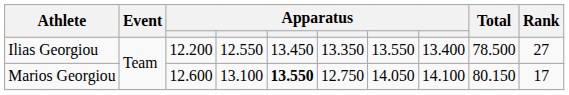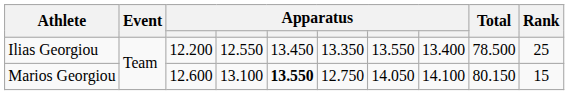(541, 50) 27 -> (541, 50) 25
(541, 76) 17 -> (541, 76) 15
